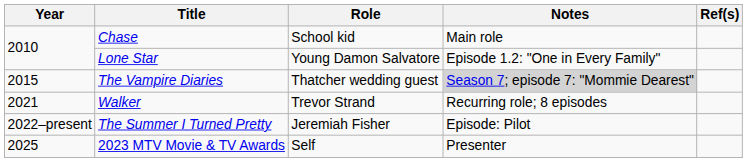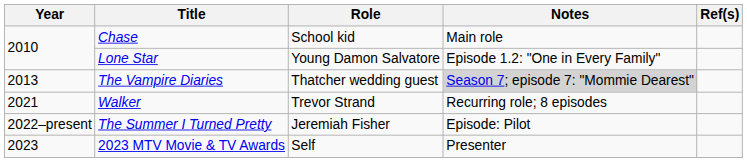(23, 80) 2015 -> (23, 80) 2013
(23, 146) 2025 -> (23, 146) 2023
